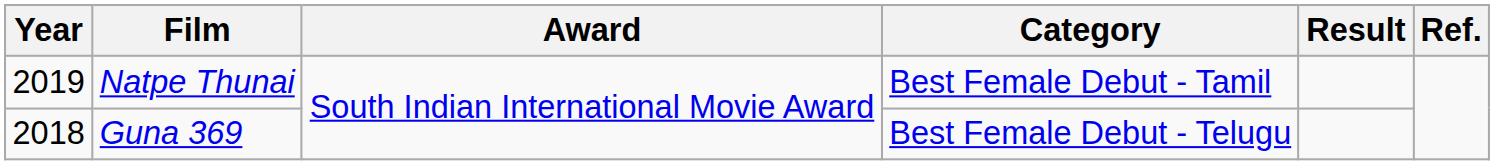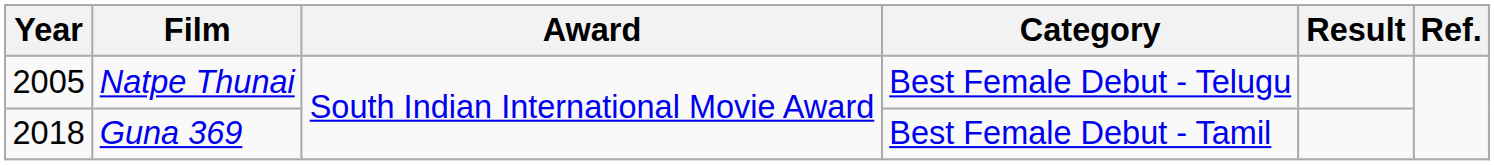(49, 81) 2019 -> (49, 81) 2005
(1080, 81) Best Female Debut - Tamil -> (1090, 81) Best Female Debut - Telugu
(1090, 133) Best Female Debut - Telugu -> (1080, 133) Best Female Debut - Tamil
